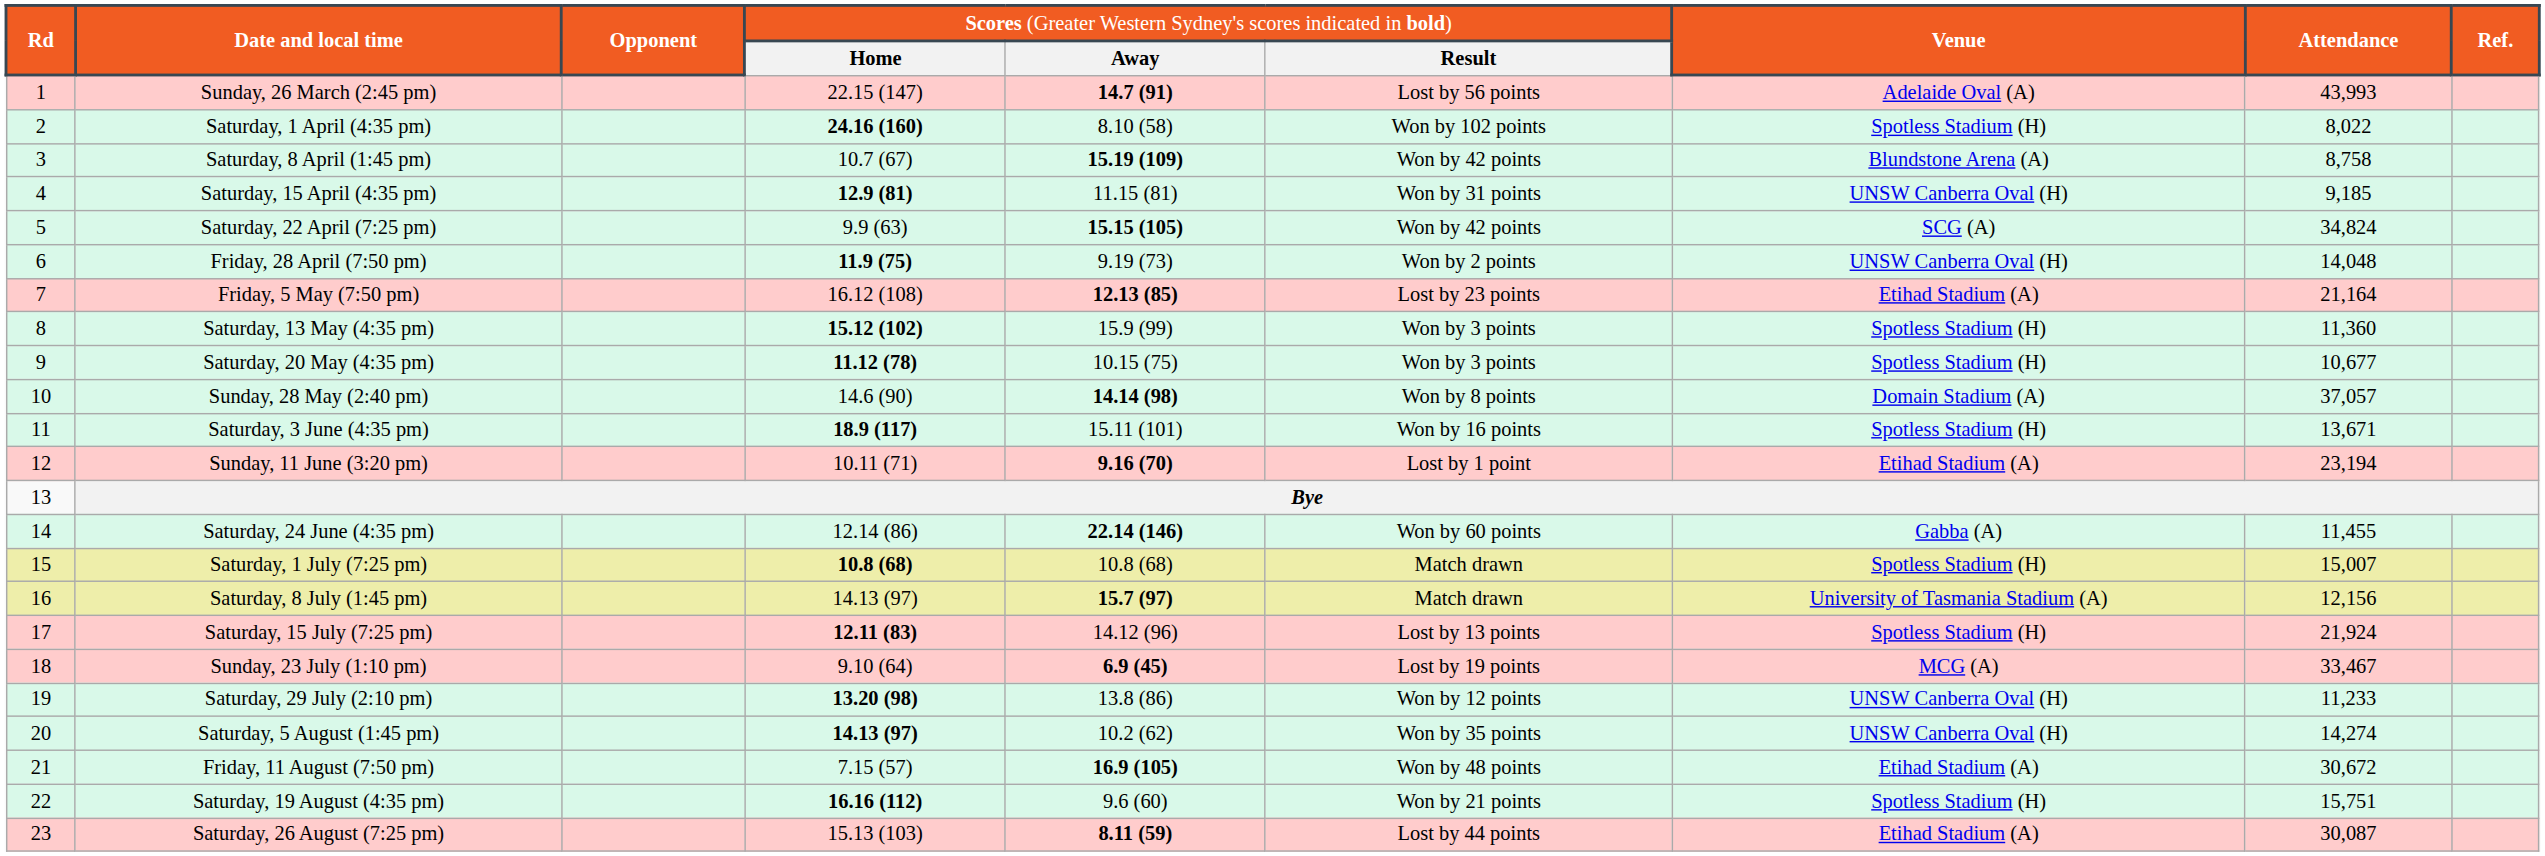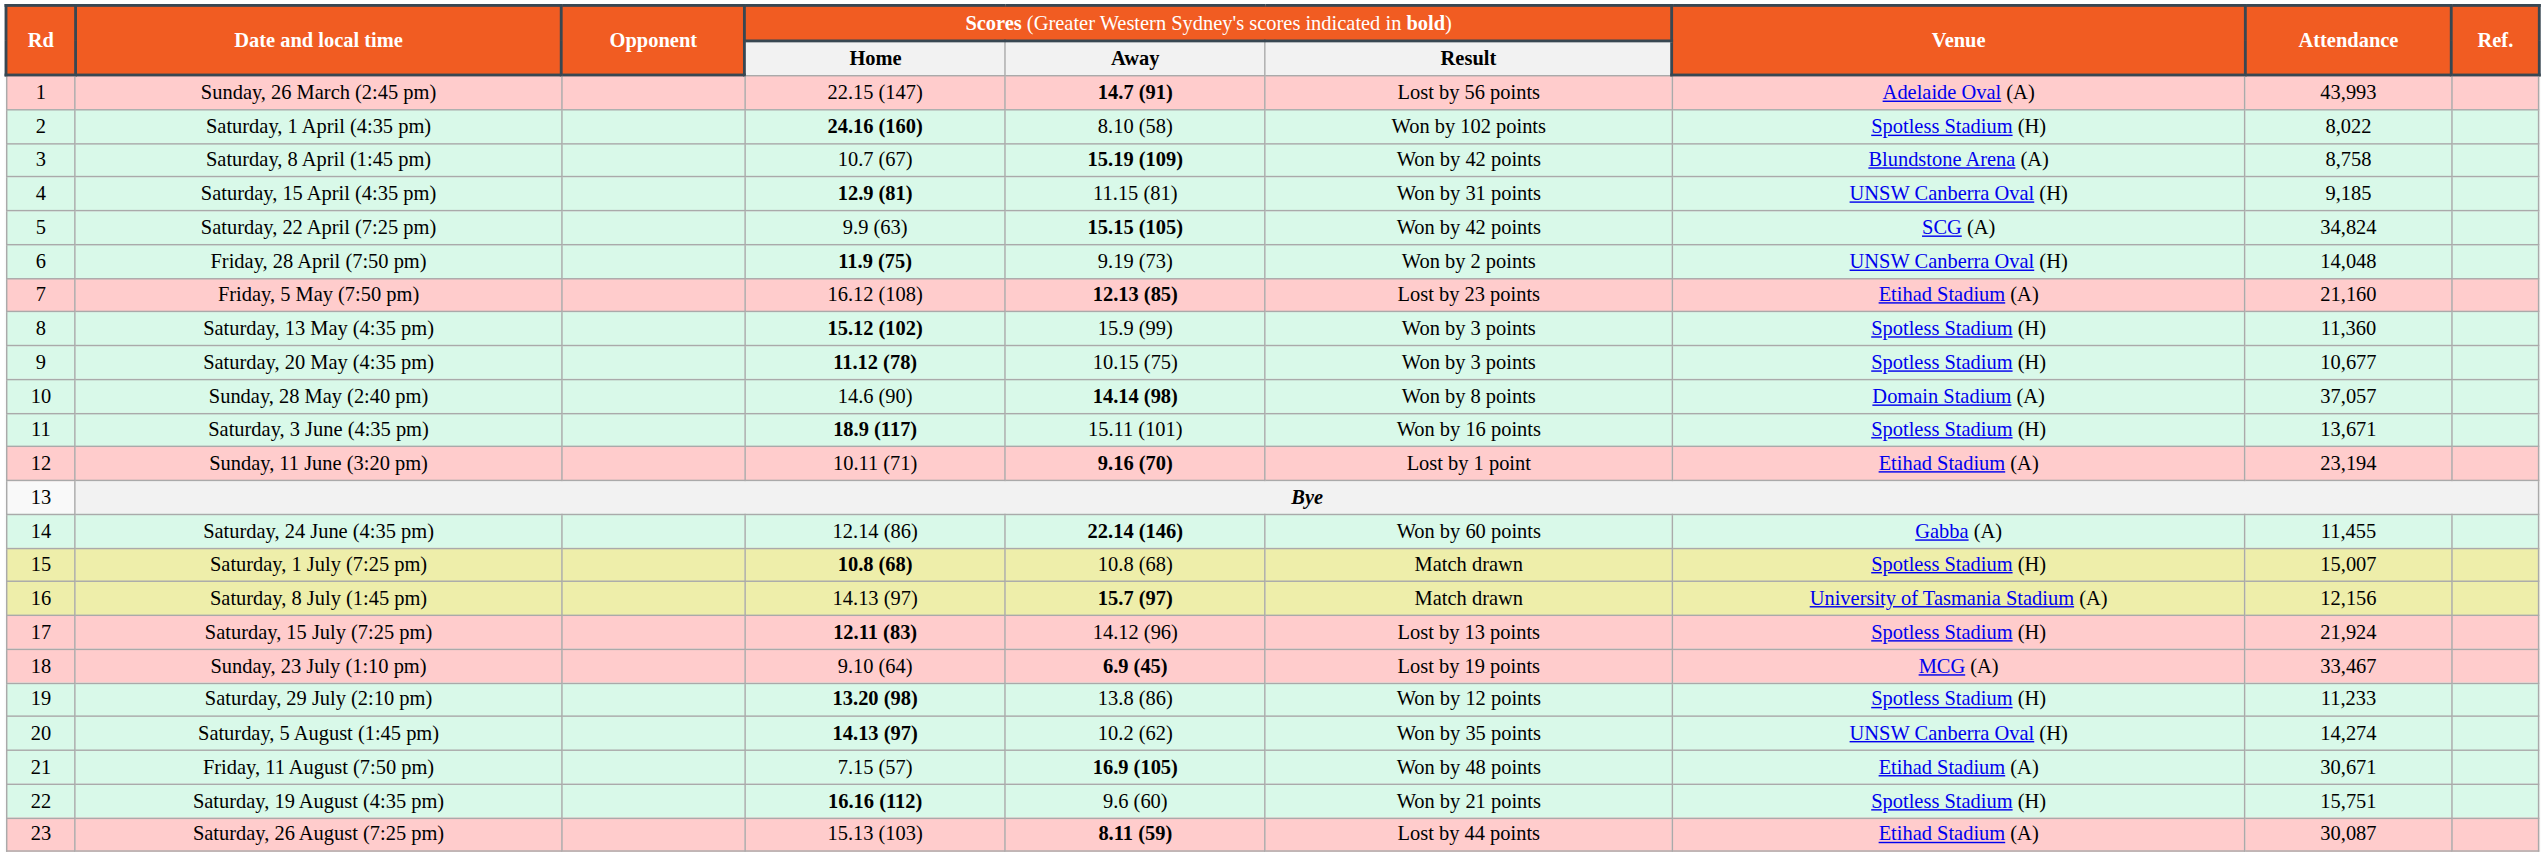(2348, 295) 21,164 -> (2348, 295) 21,160
(1959, 699) UNSW Canberra Oval (H) -> (1959, 699) Spotless Stadium (H)
(2348, 767) 30,672 -> (2348, 767) 30,671
